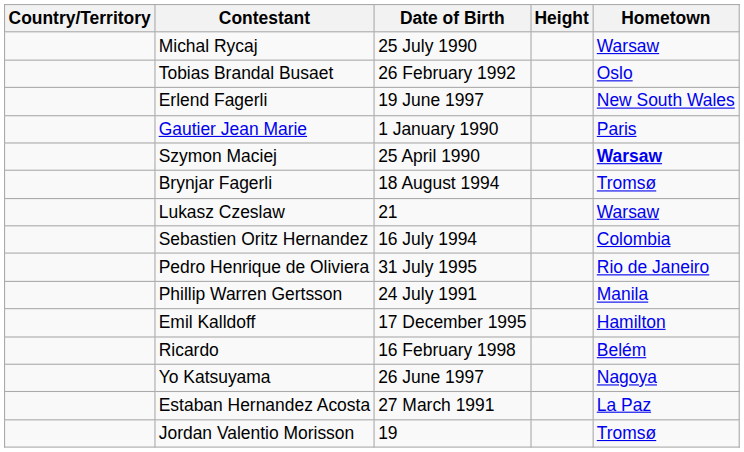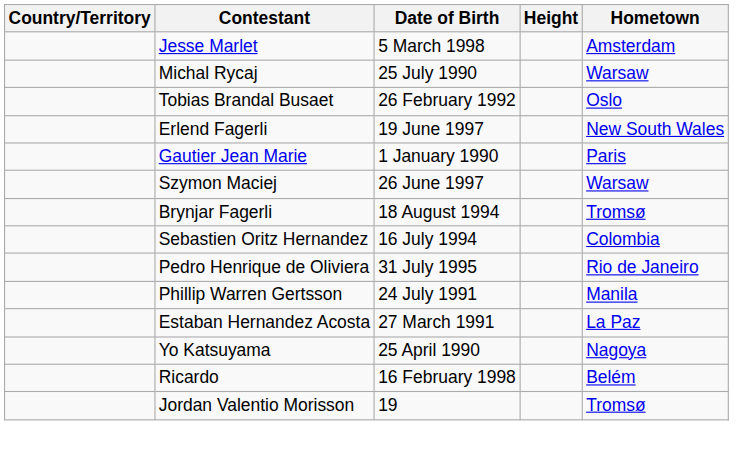+ row: (208, 45)
(429, 156) 25 April 1990 -> (431, 184) 26 June 1997
(629, 156) bold -> (617, 184) normal
- row: (222, 211)
- row: (207, 322)
rows swapped: (264, 405) <-> (189, 350)
(431, 377) 26 June 1997 -> (429, 350) 25 April 1990
